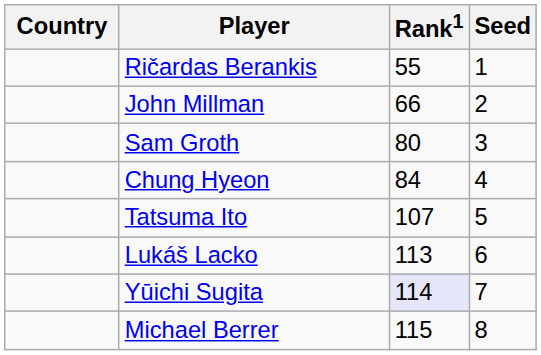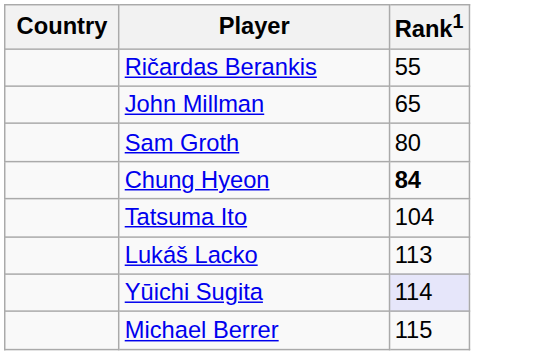- column: (503, 26)
(408, 104) 66 -> (408, 104) 65
(408, 179) normal -> (408, 179) bold
(414, 217) 107 -> (414, 217) 104
